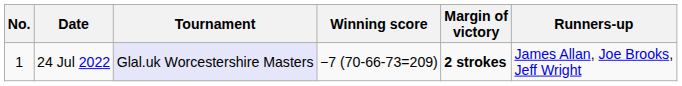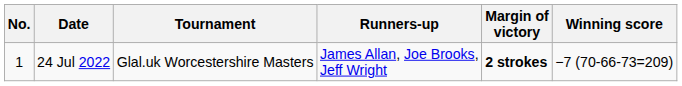columns swapped: (379, 24) <-> (594, 24)
(215, 62) lavender background -> (215, 62) no background
